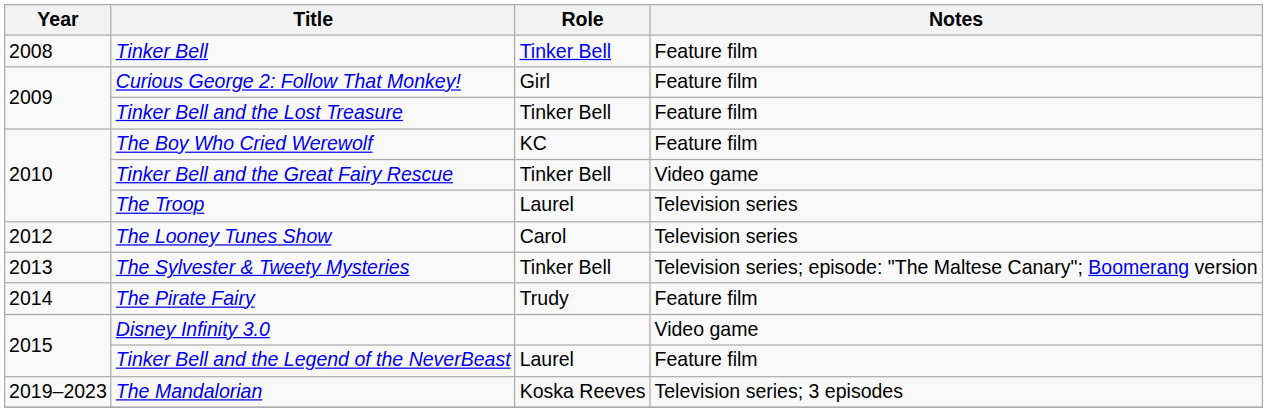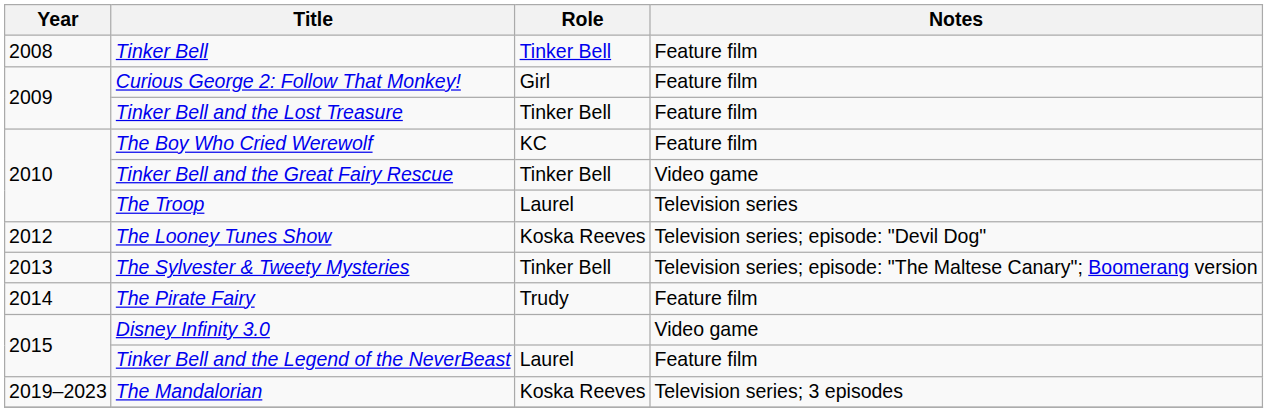(543, 236) Carol -> (583, 236) Koska Reeves
(726, 236) Television series -> (820, 236) Television series; episode: "Devil Dog"
